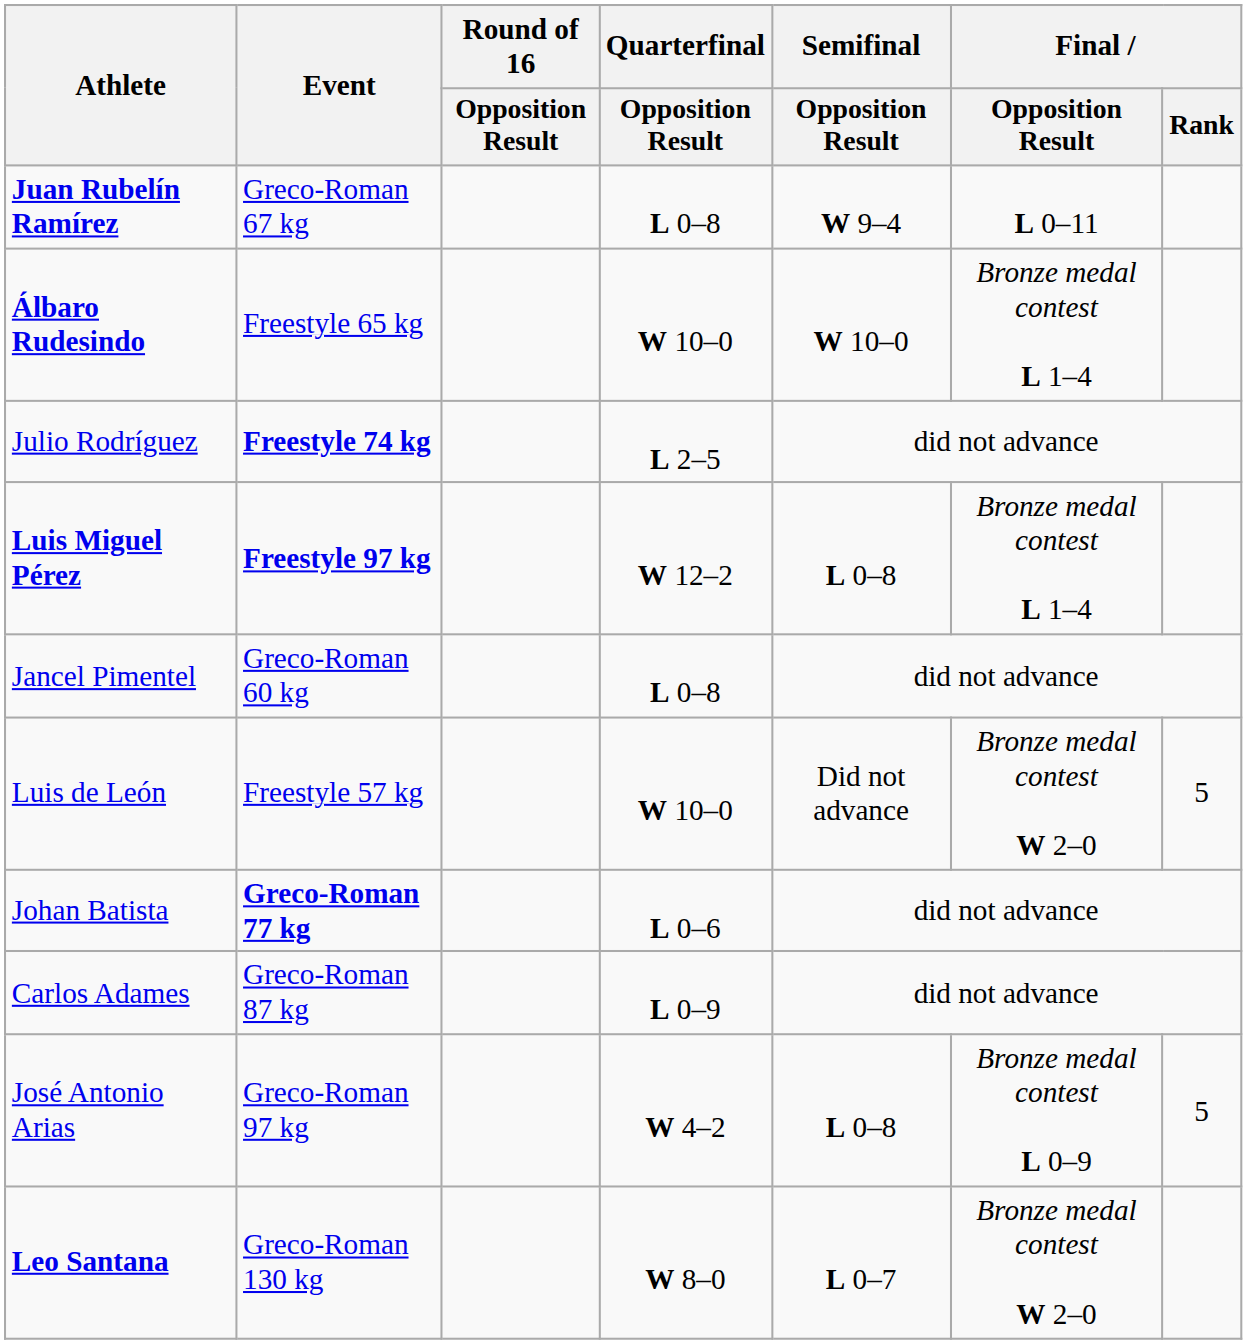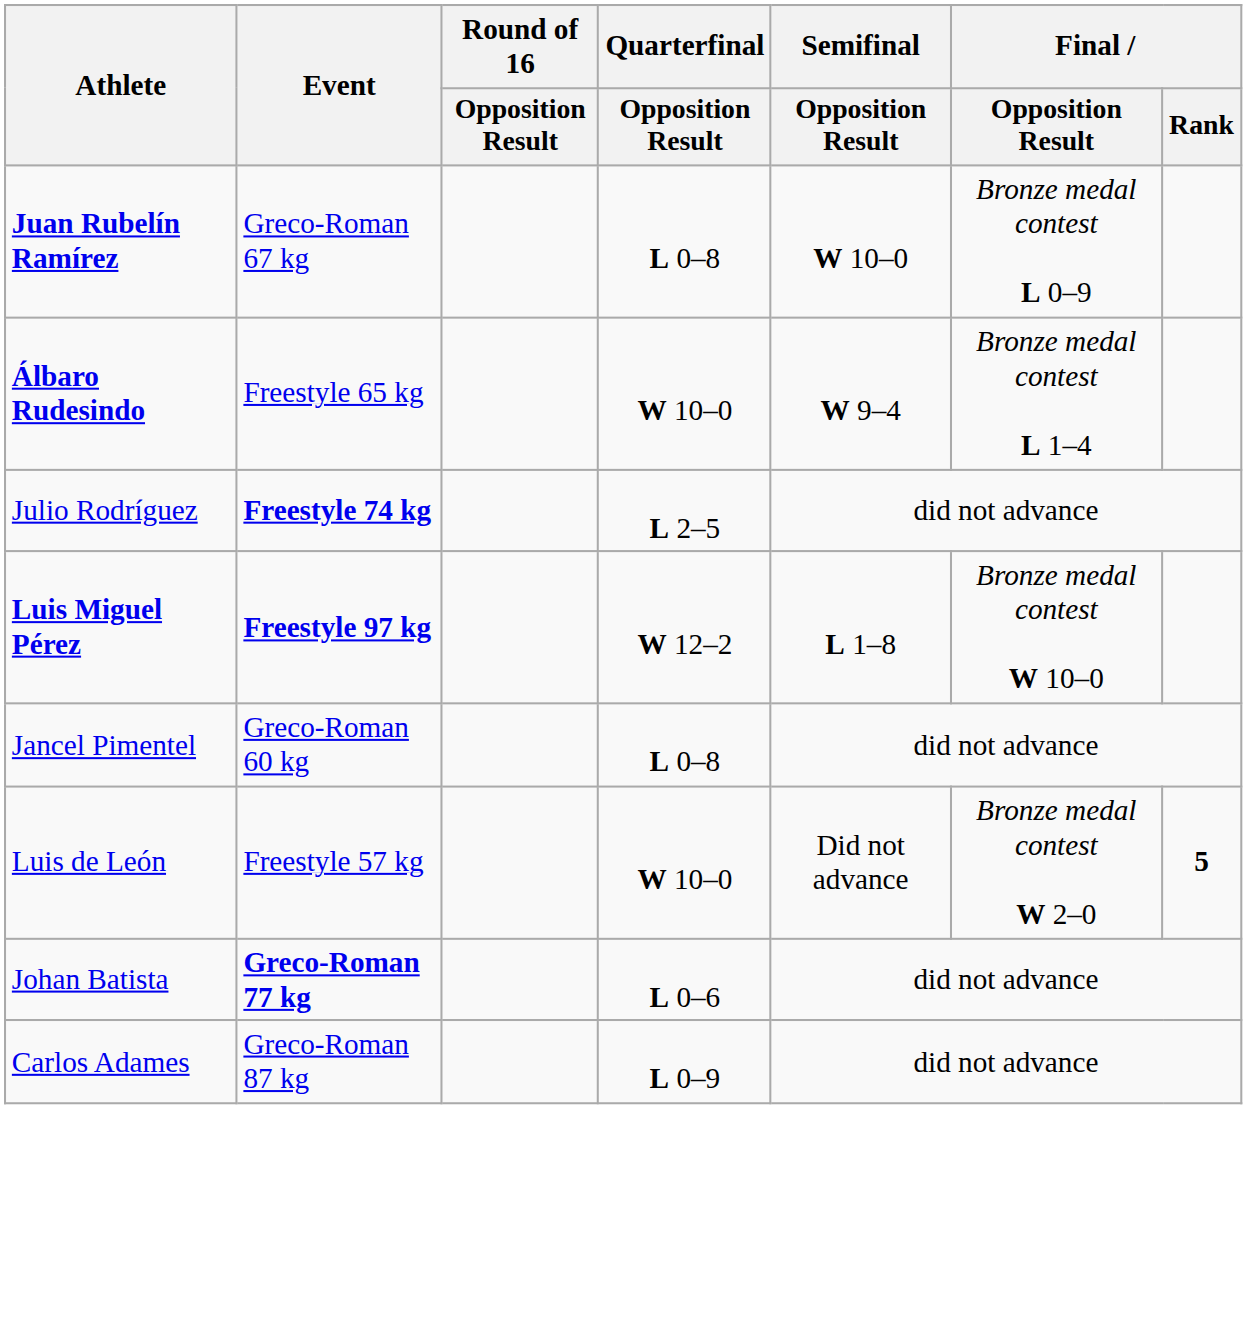(861, 224) W 9–4 -> (861, 258) W 10–0
(1056, 224) L 0–11 -> (1056, 241) Bronze medal contest L 0–9
(861, 341) W 10–0 -> (861, 410) W 9–4
(861, 576) L 0–8 -> (861, 645) L 1–8
(1056, 558) Bronze medal contest L 1–4 -> (1056, 627) Bronze medal contest W 10–0
(1202, 793) normal -> (1201, 862) bold
- row: (88, 1110)
- row: (90, 1262)
